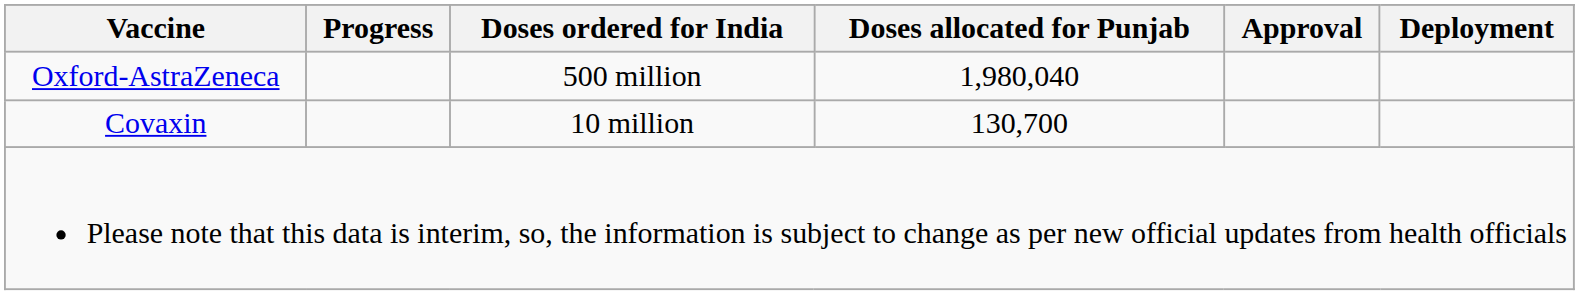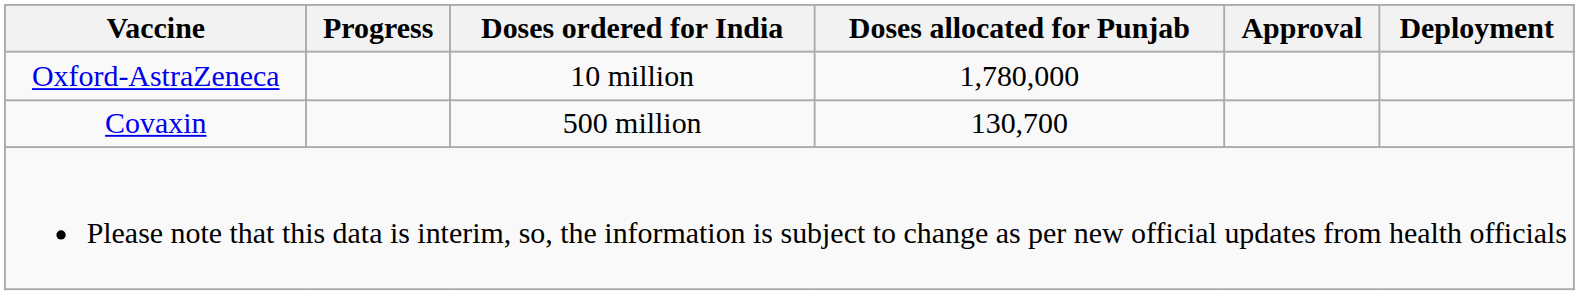(632, 75) 500 million -> (632, 75) 10 million
(1019, 75) 1,980,040 -> (1019, 75) 1,780,000
(632, 123) 10 million -> (632, 123) 500 million
